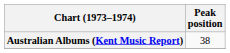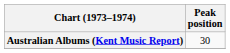(205, 40) 38 -> (205, 40) 30
